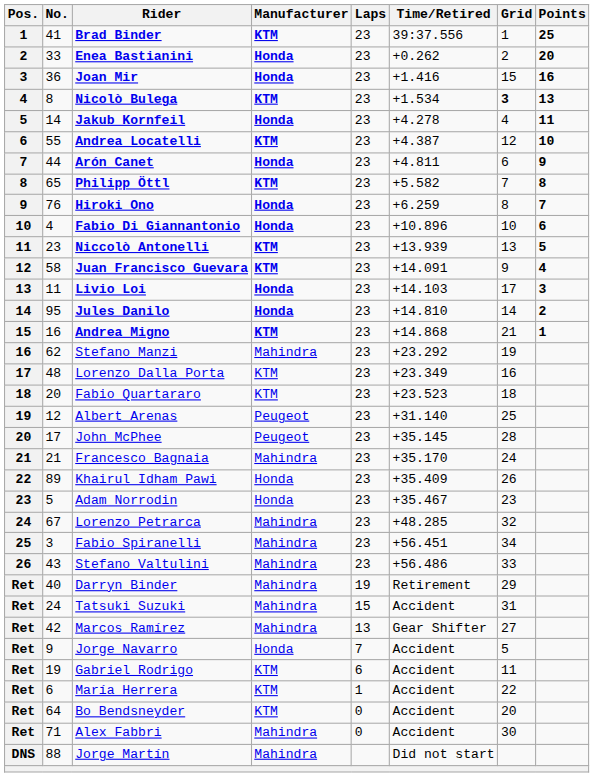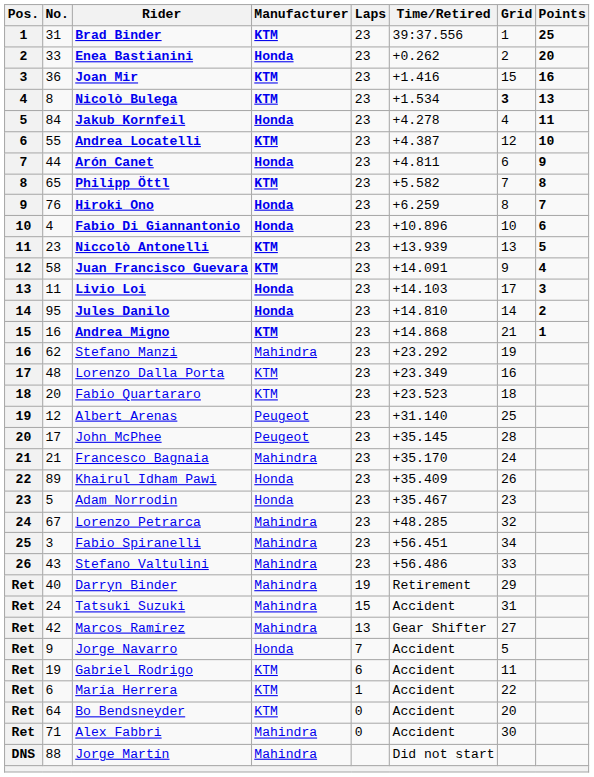(53, 37) 41 -> (53, 37) 31
(274, 79) Honda -> (266, 79) KTM
(53, 121) 14 -> (53, 121) 84
